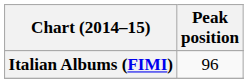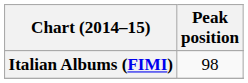(210, 64) 96 -> (210, 64) 98
